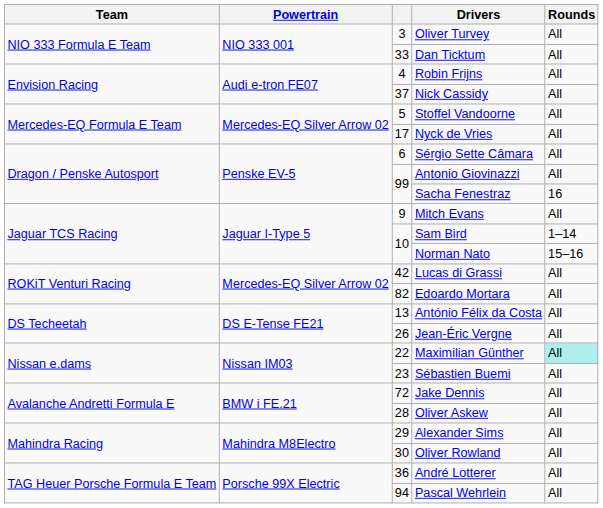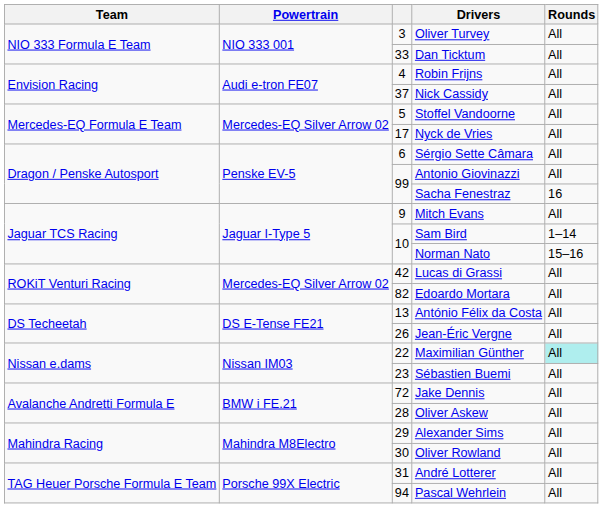(402, 473) 36 -> (402, 473) 31
